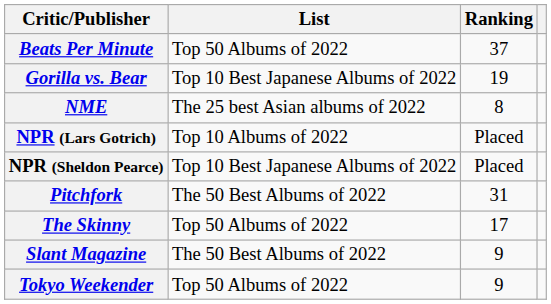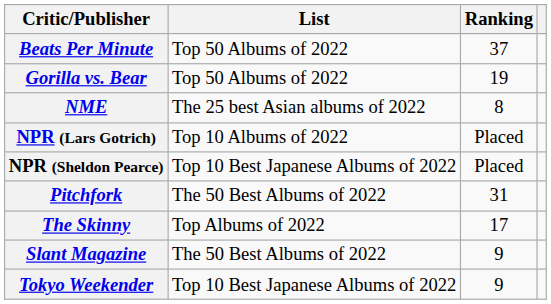(314, 78) Top 10 Best Japanese Albums of 2022 -> (260, 78) Top 50 Albums of 2022
(260, 225) Top 50 Albums of 2022 -> (248, 225) Top Albums of 2022
(260, 284) Top 50 Albums of 2022 -> (314, 284) Top 10 Best Japanese Albums of 2022
